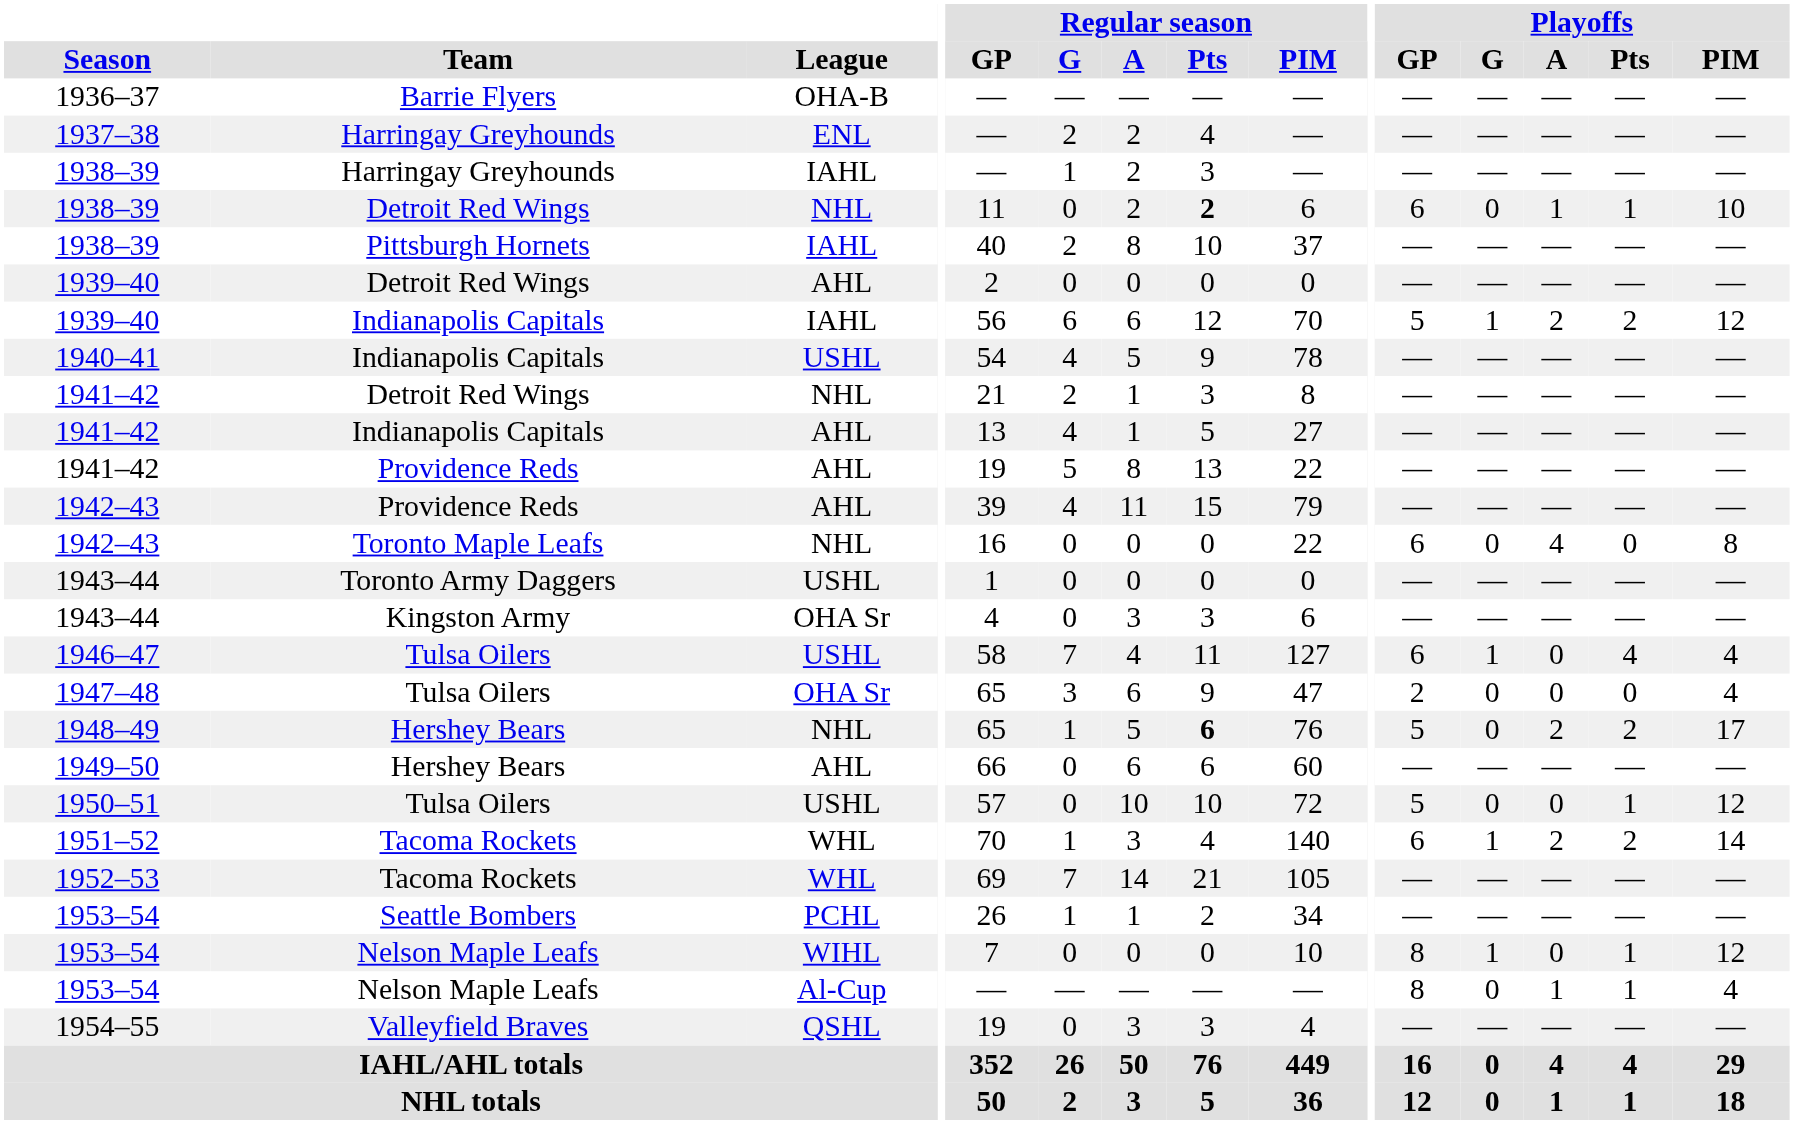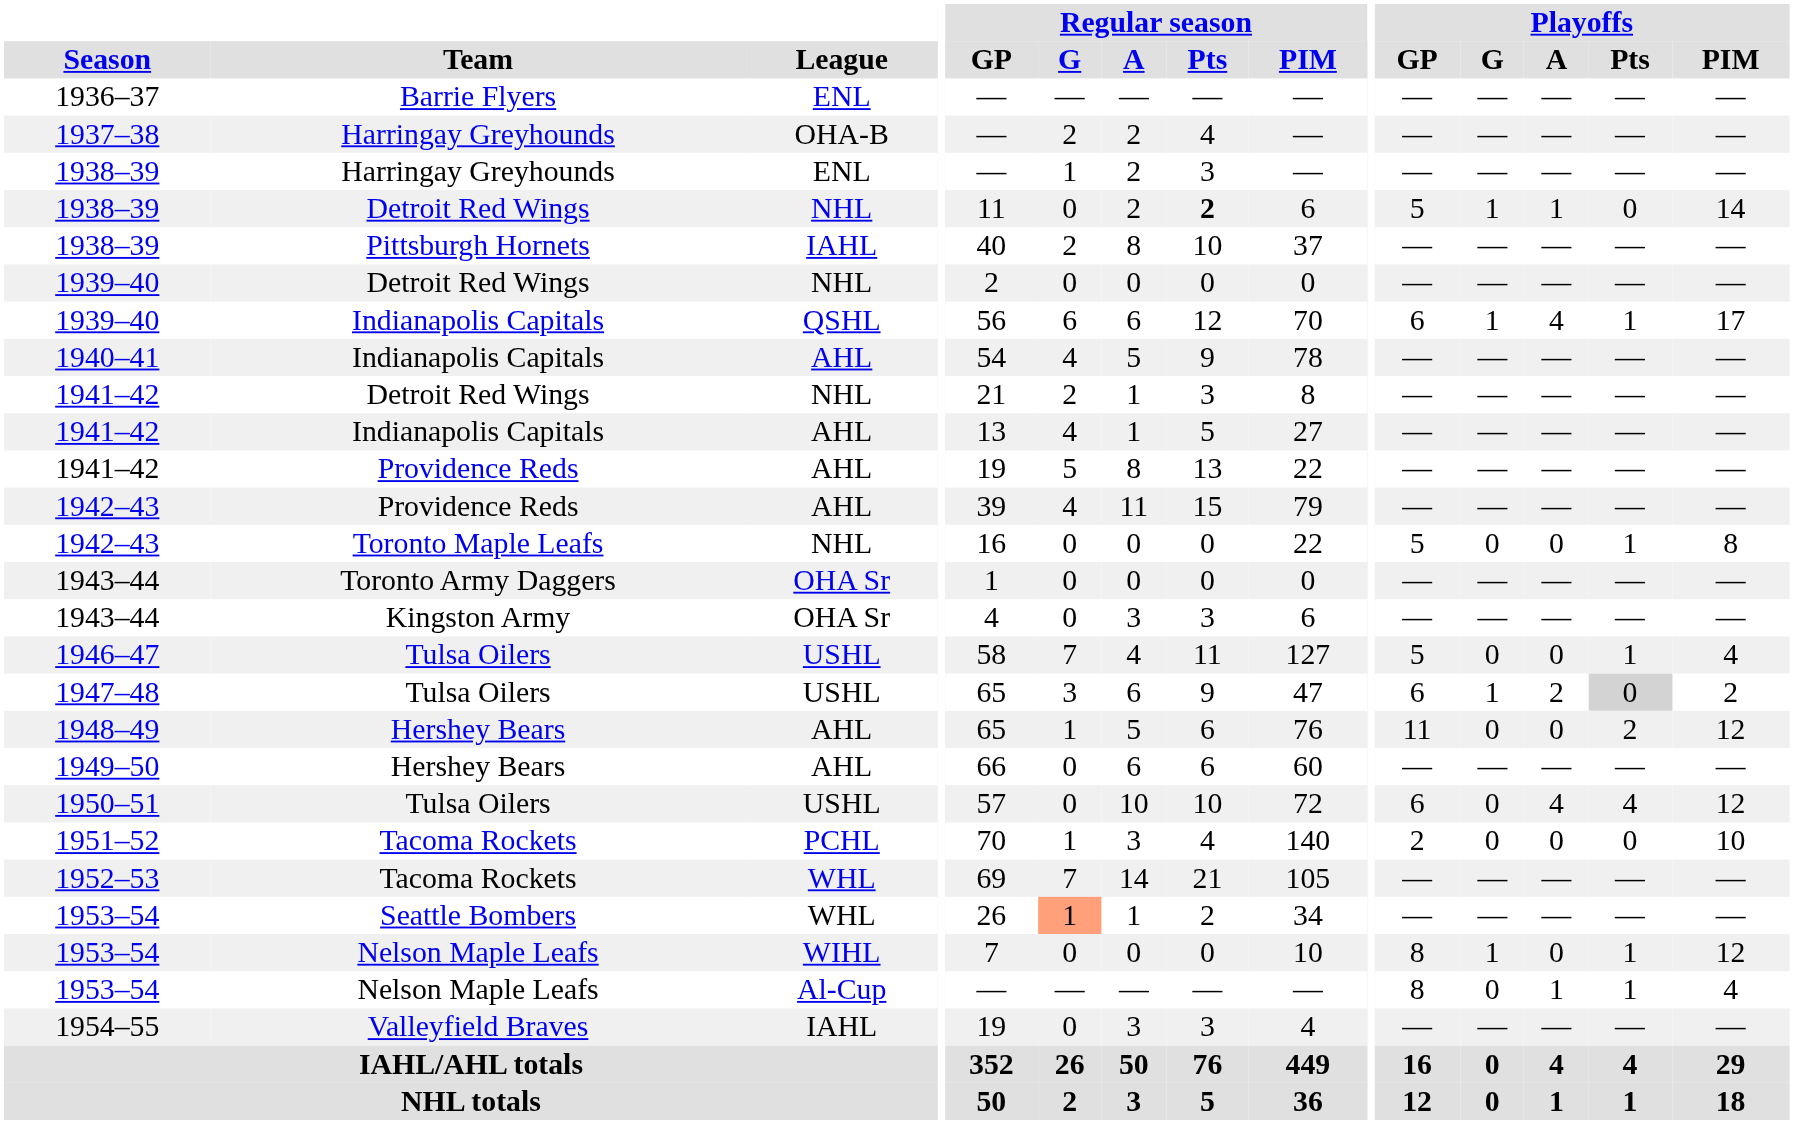(842, 96) OHA-B -> (842, 96) ENL
(842, 133) ENL -> (842, 133) OHA-B
(842, 170) IAHL -> (842, 170) ENL
(1417, 208) 6 -> (1417, 208) 5
(1492, 208) 0 -> (1492, 208) 1
(1630, 208) 1 -> (1630, 208) 0
(1731, 208) 10 -> (1731, 208) 14
(842, 282) AHL -> (842, 282) NHL
(842, 319) IAHL -> (842, 319) QSHL
(1417, 319) 5 -> (1417, 319) 6
(1556, 319) 2 -> (1556, 319) 4
(1630, 319) 2 -> (1630, 319) 1
(1731, 319) 12 -> (1731, 319) 17
(842, 356) USHL -> (842, 356) AHL
(1417, 542) 6 -> (1417, 542) 5
(1556, 542) 4 -> (1556, 542) 0
(1630, 542) 0 -> (1630, 542) 1
(842, 580) USHL -> (842, 580) OHA Sr
(1417, 654) 6 -> (1417, 654) 5
(1492, 654) 1 -> (1492, 654) 0
(1630, 654) 4 -> (1630, 654) 1
(842, 691) OHA Sr -> (842, 691) USHL
(1417, 691) 2 -> (1417, 691) 6
(1492, 691) 0 -> (1492, 691) 1
(1556, 691) 0 -> (1556, 691) 2
(1630, 691) no background -> (1630, 691) lightgrey background
(1731, 691) 4 -> (1731, 691) 2
(842, 728) NHL -> (842, 728) AHL
(1207, 728) bold -> (1207, 728) normal
(1417, 728) 5 -> (1417, 728) 11
(1556, 728) 2 -> (1556, 728) 0
(1731, 728) 17 -> (1731, 728) 12
(1417, 803) 5 -> (1417, 803) 6
(1556, 803) 0 -> (1556, 803) 4
(1630, 803) 1 -> (1630, 803) 4
(842, 840) WHL -> (842, 840) PCHL
(1417, 840) 6 -> (1417, 840) 2
(1492, 840) 1 -> (1492, 840) 0
(1556, 840) 2 -> (1556, 840) 0
(1630, 840) 2 -> (1630, 840) 0
(1731, 840) 14 -> (1731, 840) 10
(842, 914) PCHL -> (842, 914) WHL
(1070, 914) no background -> (1070, 914) lightsalmon background
(842, 1026) QSHL -> (842, 1026) IAHL
